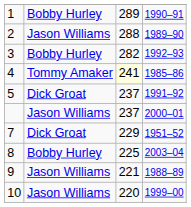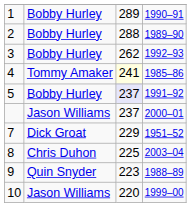(69, 34) Jason Williams -> (64, 34) Bobby Hurley
(129, 53) 282 -> (129, 53) 262
(56, 93) Dick Groat -> (64, 93) Bobby Hurley
(129, 93) no background -> (129, 93) lavender background
(64, 152) Bobby Hurley -> (62, 152) Chris Duhon
(69, 172) Jason Williams -> (62, 172) Quin Snyder
(129, 172) 221 -> (129, 172) 223
